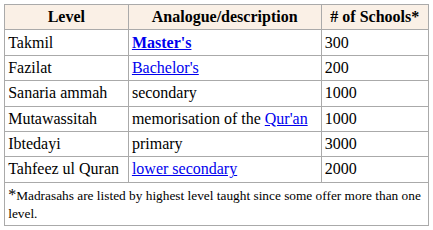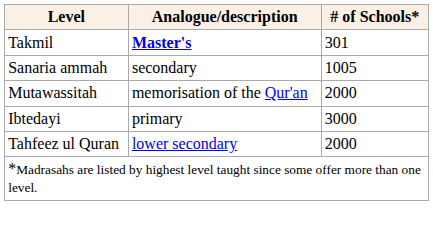(337, 42) 300 -> (337, 42) 301
- row: (30, 67)
(341, 93) 1000 -> (341, 67) 1005
(341, 118) 1000 -> (341, 93) 2000
